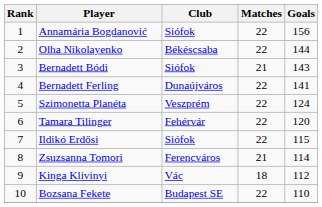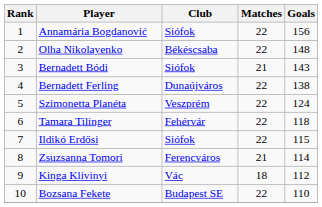(301, 49) 144 -> (301, 49) 148
(301, 85) 141 -> (301, 85) 138
(301, 121) 120 -> (301, 121) 118
